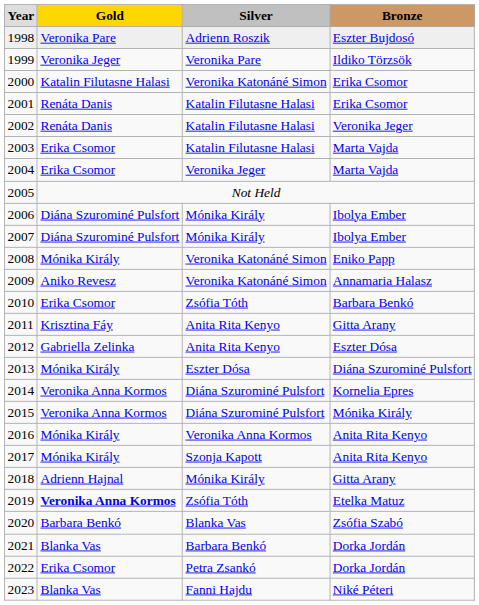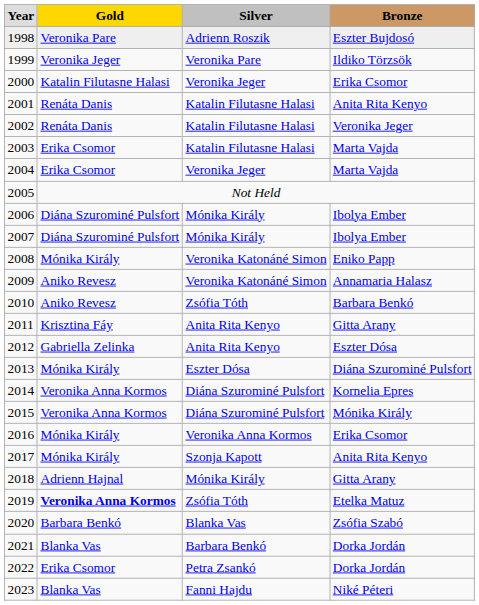(256, 81) Veronika Katonáné Simon -> (225, 81) Veronika Jeger
(370, 103) Erika Csomor -> (380, 103) Anita Rita Kenyo
(78, 302) Erika Csomor -> (78, 302) Aniko Revesz
(380, 434) Anita Rita Kenyo -> (370, 434) Erika Csomor
